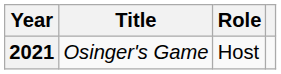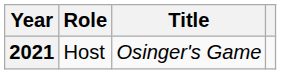columns swapped: (136, 20) <-> (240, 20)
